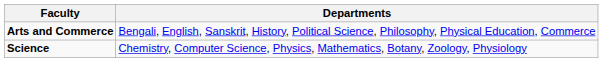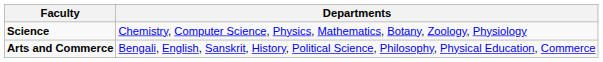rows swapped: (28, 48) <-> (60, 31)
